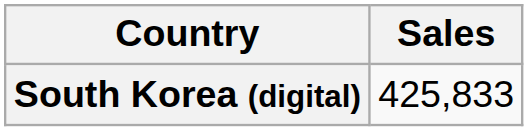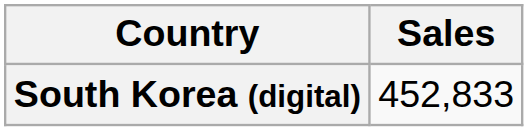(446, 93) 425,833 -> (446, 93) 452,833
